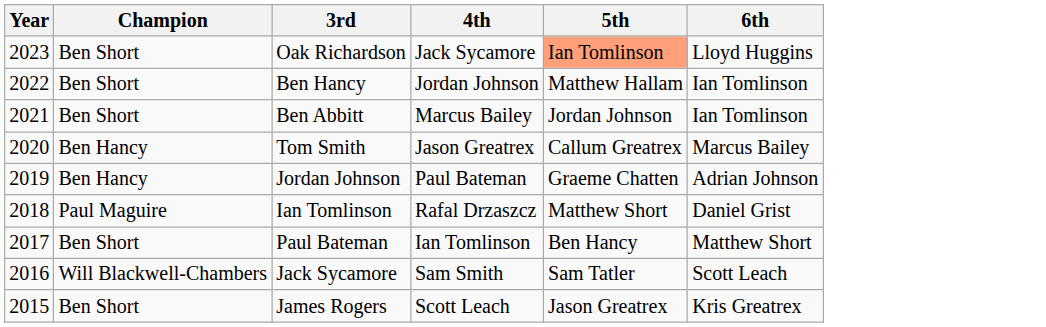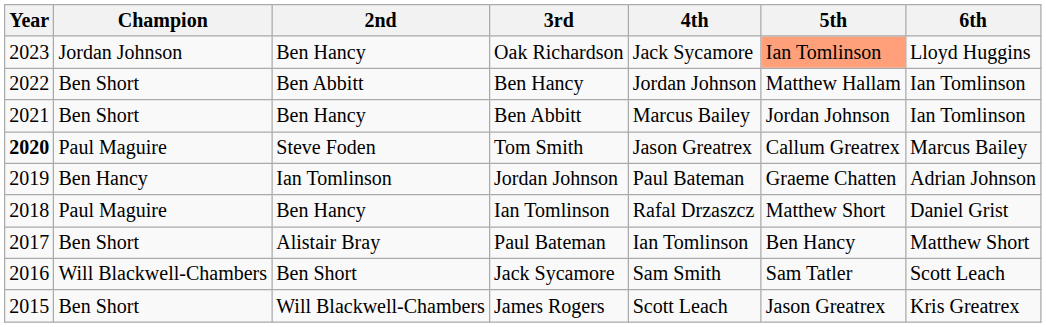+ column: (381, 20)
(99, 52) Ben Short -> (120, 52) Jordan Johnson
(29, 147) normal -> (29, 147) bold
(103, 147) Ben Hancy -> (113, 147) Paul Maguire
